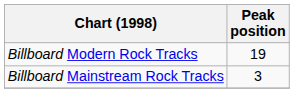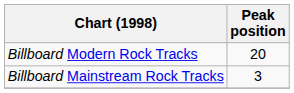(258, 54) 19 -> (258, 54) 20
